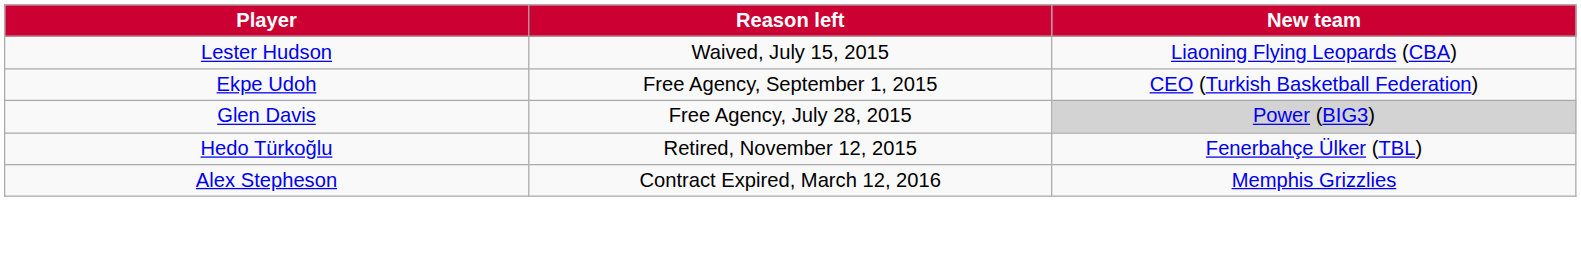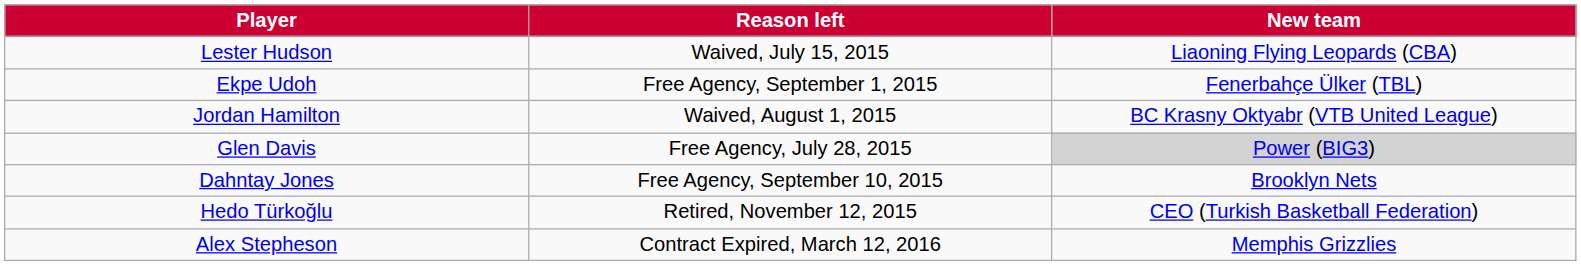(1314, 84) CEO (Turkish Basketball Federation) -> (1314, 84) Fenerbahçe Ülker (TBL)
+ row: (266, 116)
+ row: (266, 180)
(1314, 148) Fenerbahçe Ülker (TBL) -> (1314, 212) CEO (Turkish Basketball Federation)
